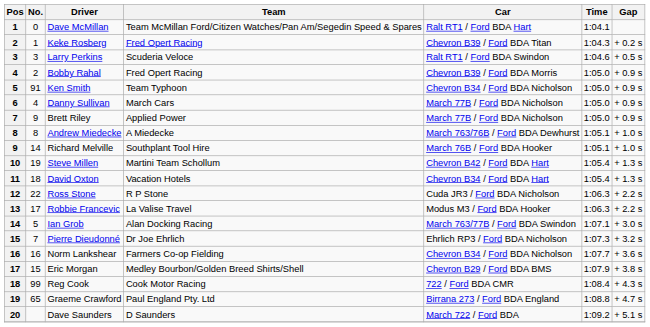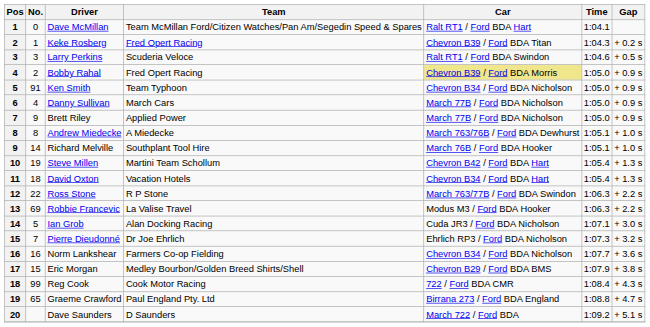(492, 72) no background -> (492, 72) khaki background
(493, 193) Cuda JR3 / Ford BDA Nicholson -> (501, 193) March 763/77B / Ford BDA Swindon
(36, 208) 17 -> (36, 208) 69
(501, 223) March 763/77B / Ford BDA Swindon -> (493, 223) Cuda JR3 / Ford BDA Nicholson
